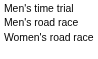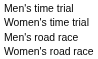+ row: (46, 23)
